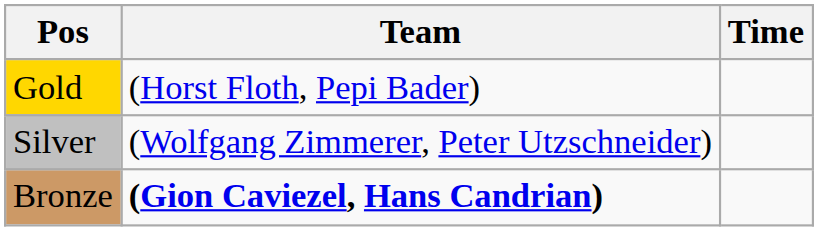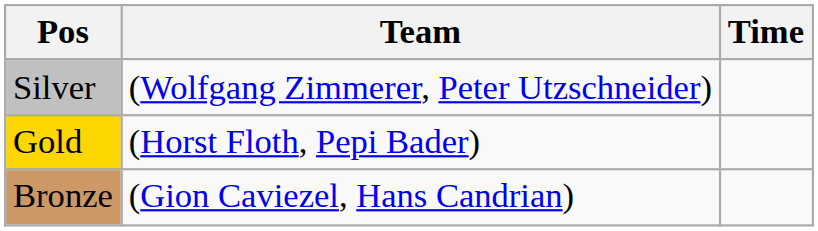rows swapped: (48, 86) <-> (54, 141)
(366, 196) bold -> (351, 196) normal
